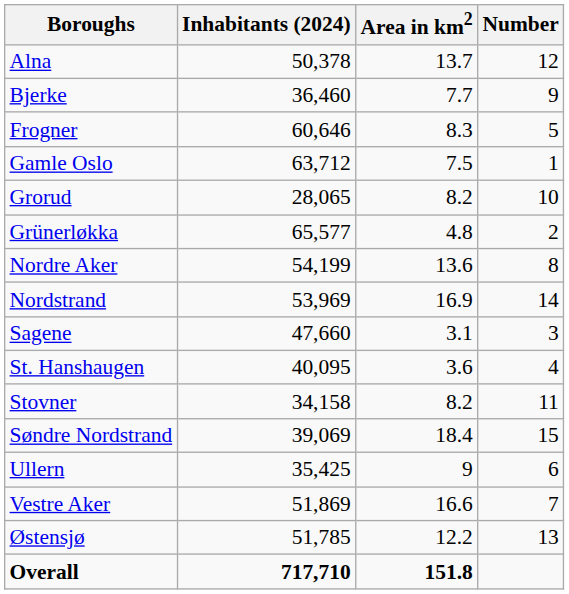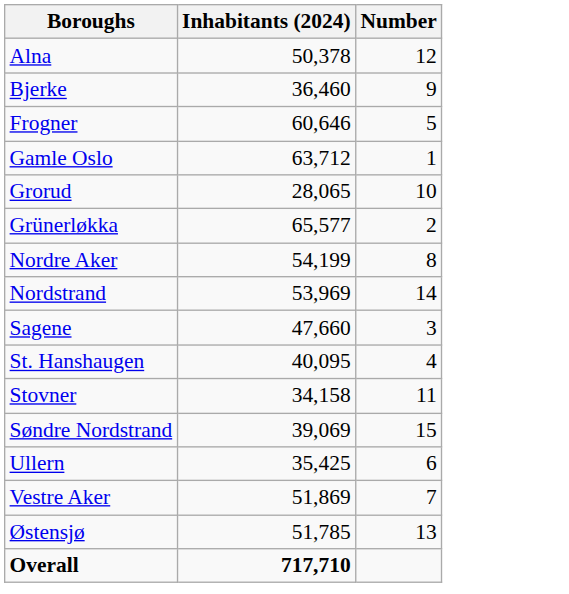- column: (417, 24)
